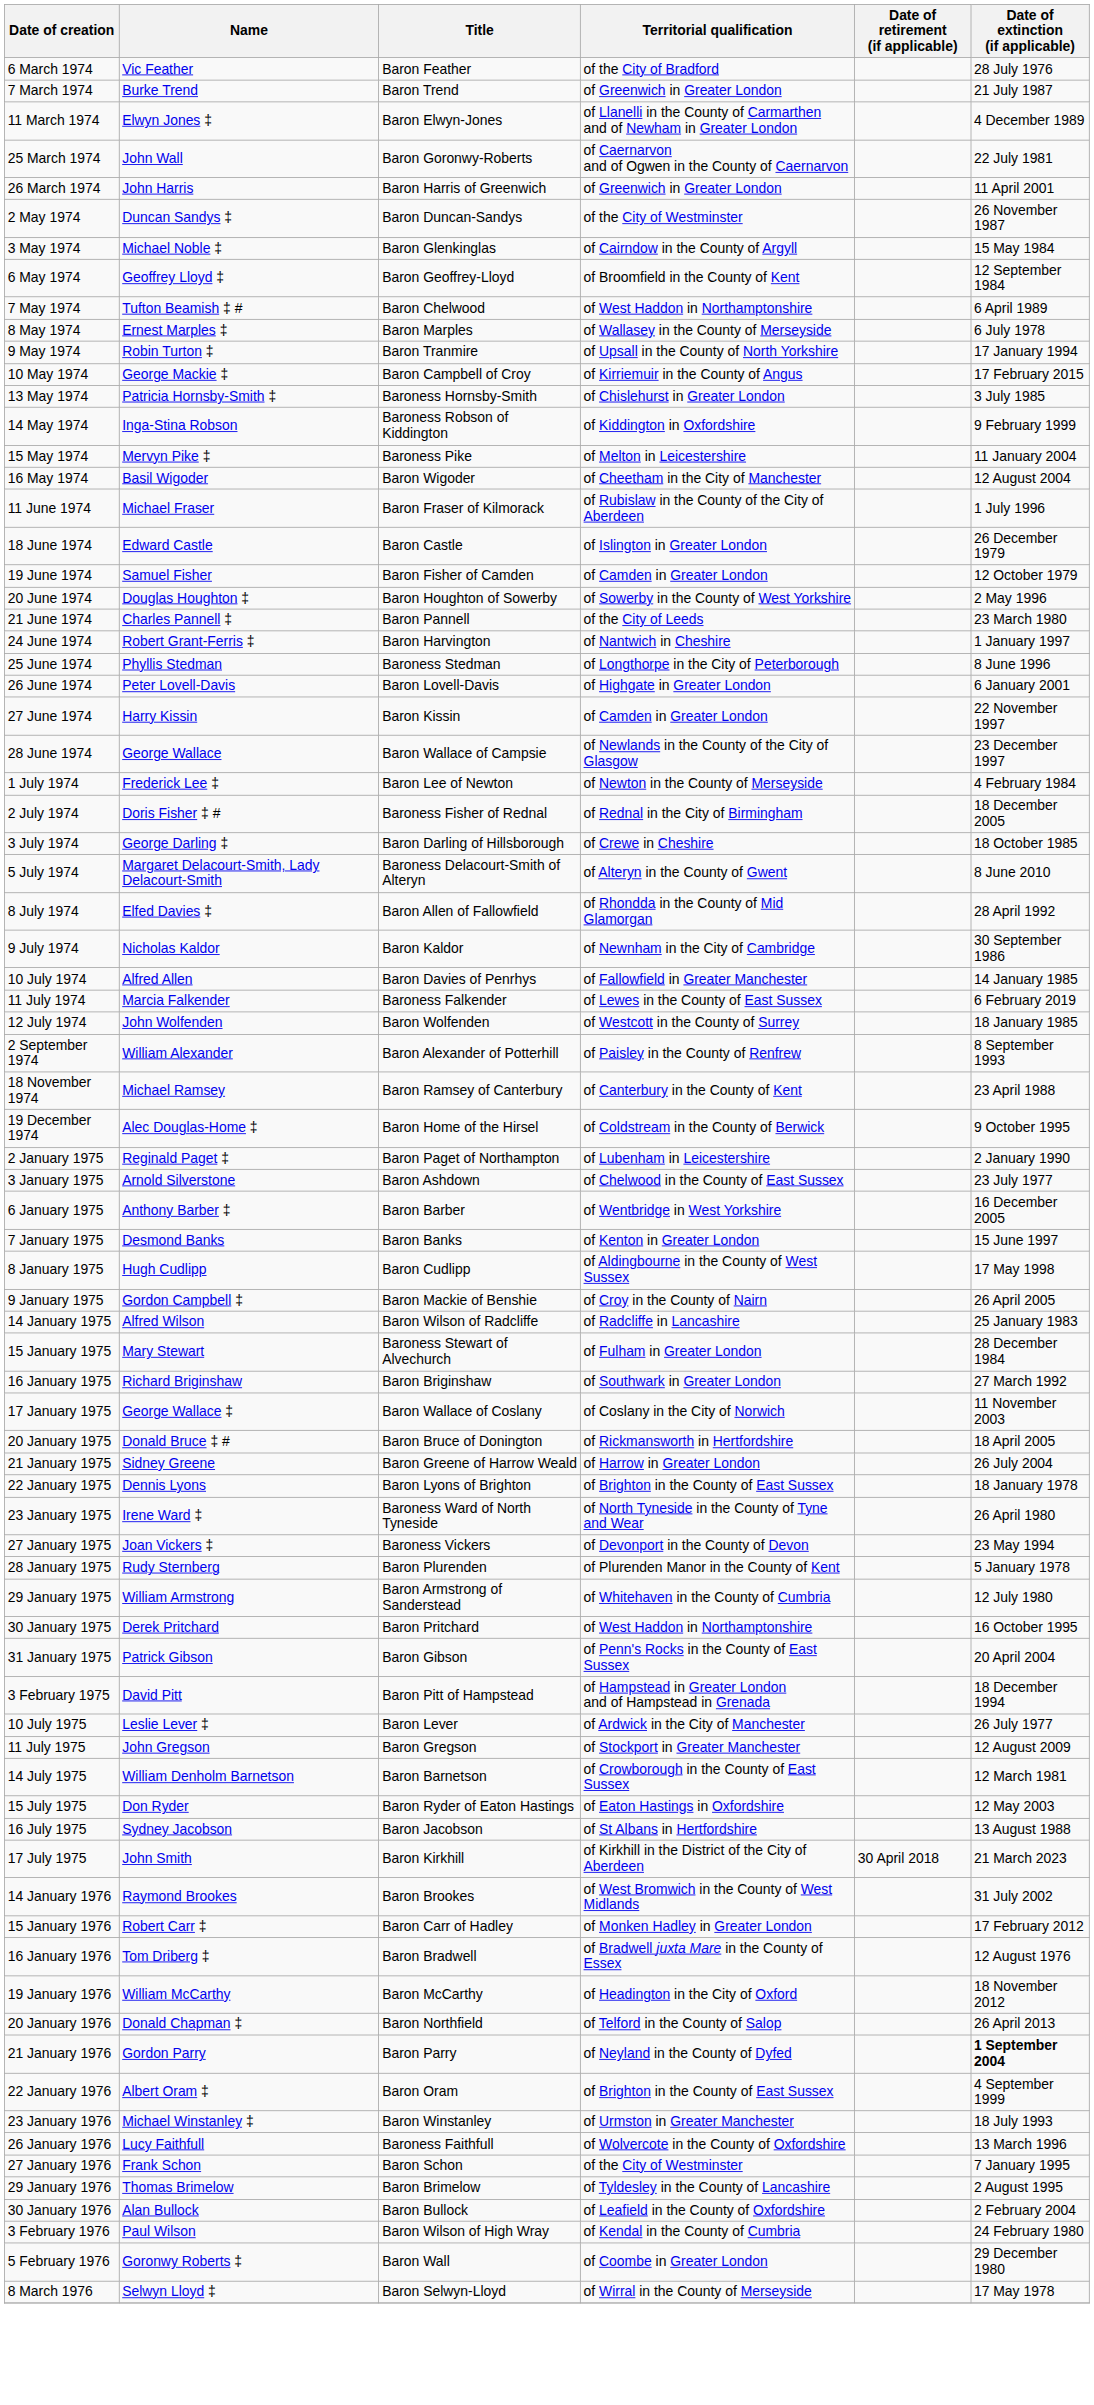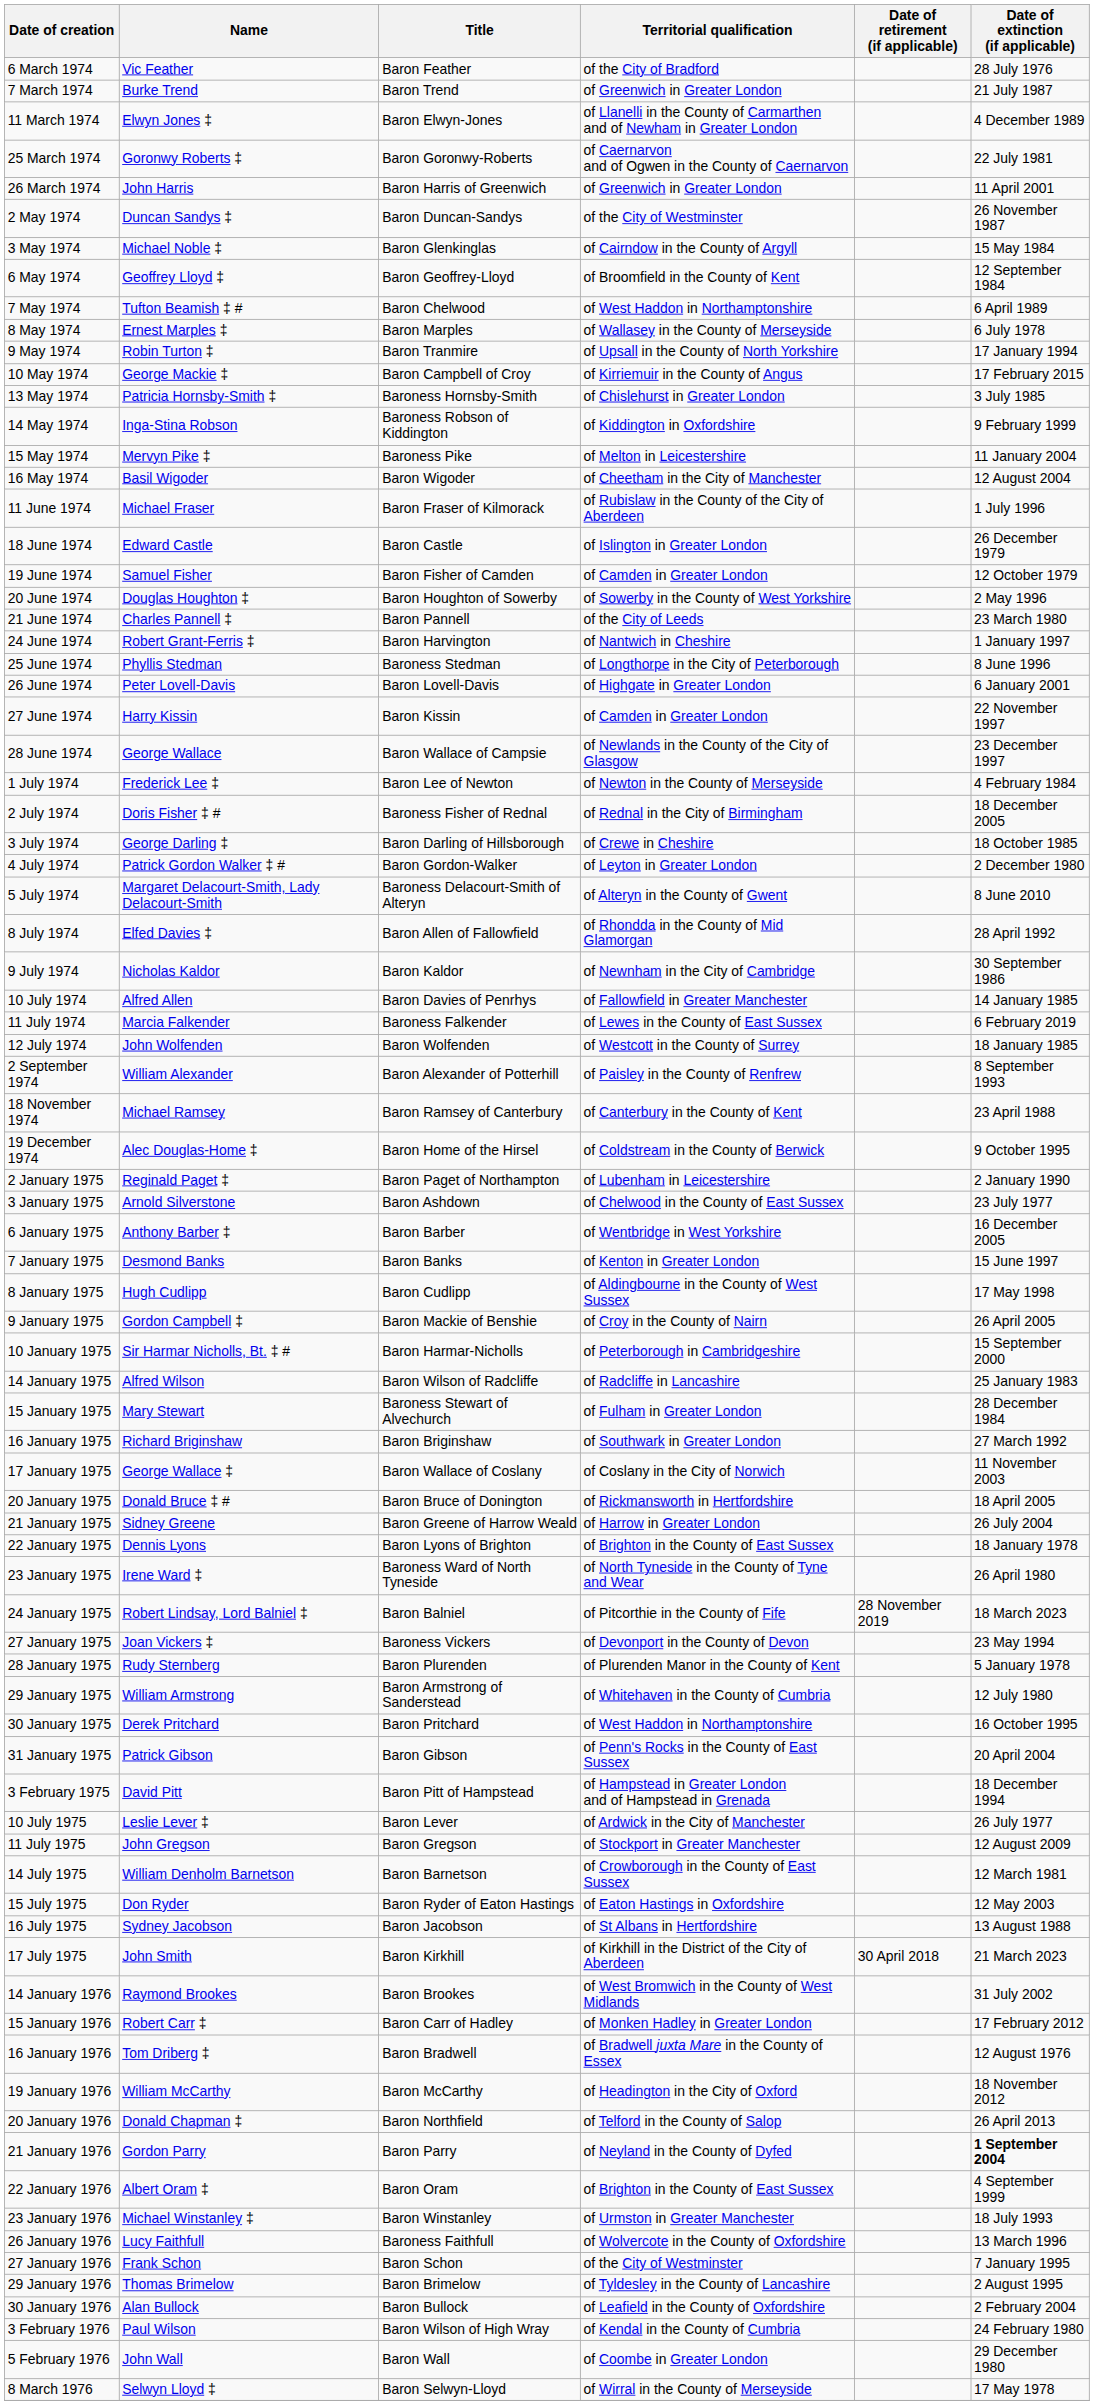(152, 158) John Wall -> (182, 158) Goronwy Roberts ‡
+ row: (43, 865)
+ row: (59, 1352)
+ row: (59, 1613)
(182, 2262) Goronwy Roberts ‡ -> (152, 2359) John Wall
